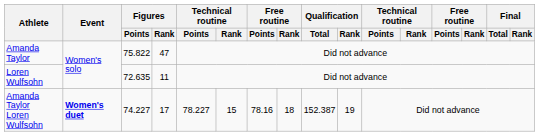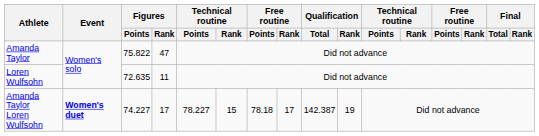(262, 110) 78.16 -> (262, 110) 78.18
(289, 110) 18 -> (289, 110) 17
(320, 110) 152.387 -> (320, 110) 142.387
